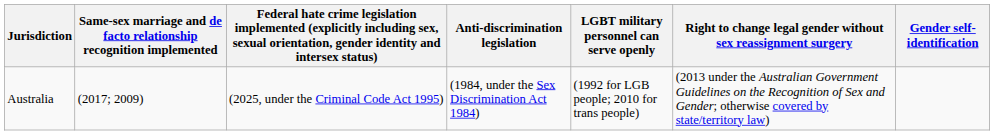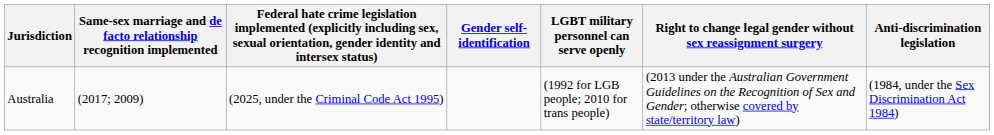columns swapped: (509, 35) <-> (943, 35)
